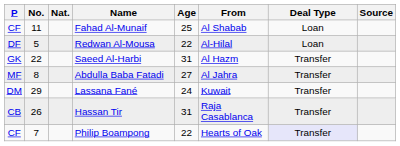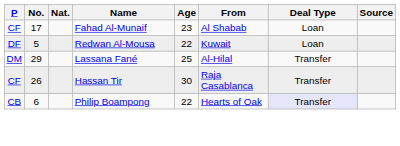(36, 28) 11 -> (36, 28) 17
(187, 28) 25 -> (187, 28) 23
(217, 44) Al-Hilal -> (216, 44) Kuwait
- row: (108, 59)
- row: (119, 75)
(187, 91) 24 -> (187, 59) 25
(216, 91) Kuwait -> (217, 59) Al-Hilal
(14, 112) CB -> (14, 80) CF
(187, 112) 31 -> (187, 80) 30
(14, 133) CF -> (14, 102) CB
(36, 133) 7 -> (36, 102) 6
